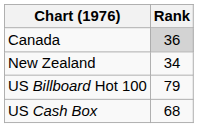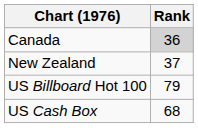(172, 63) 34 -> (172, 63) 37
